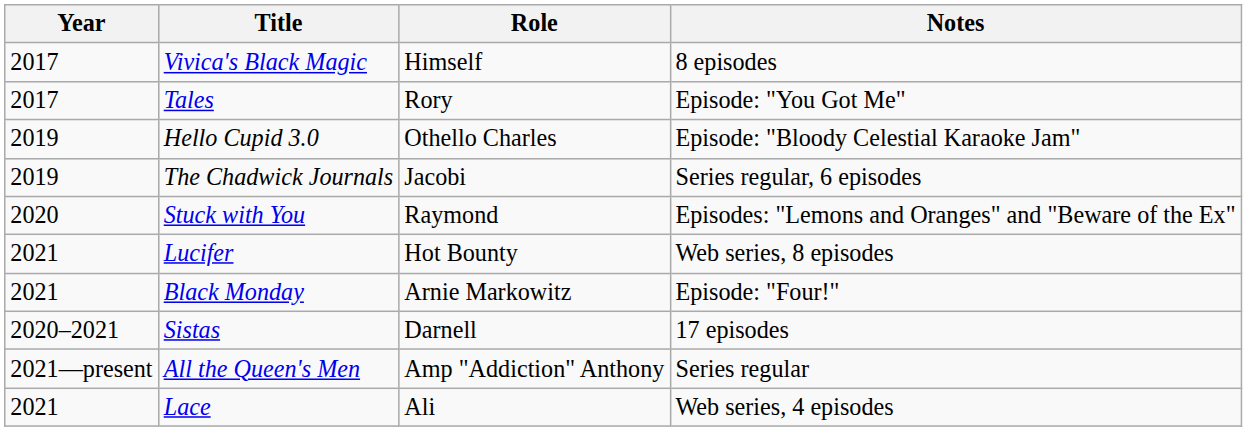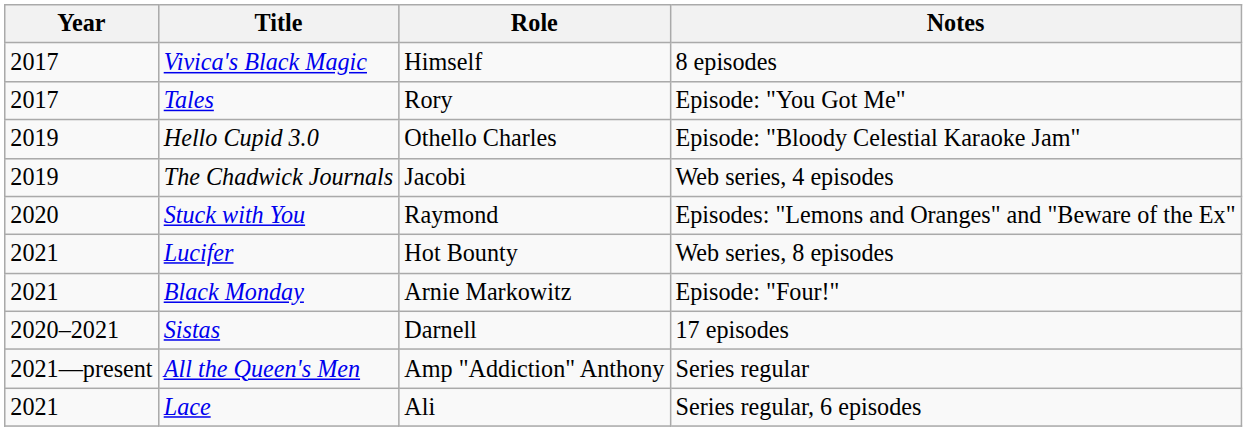(798, 176) Series regular, 6 episodes -> (785, 176) Web series, 4 episodes
(785, 406) Web series, 4 episodes -> (798, 406) Series regular, 6 episodes
